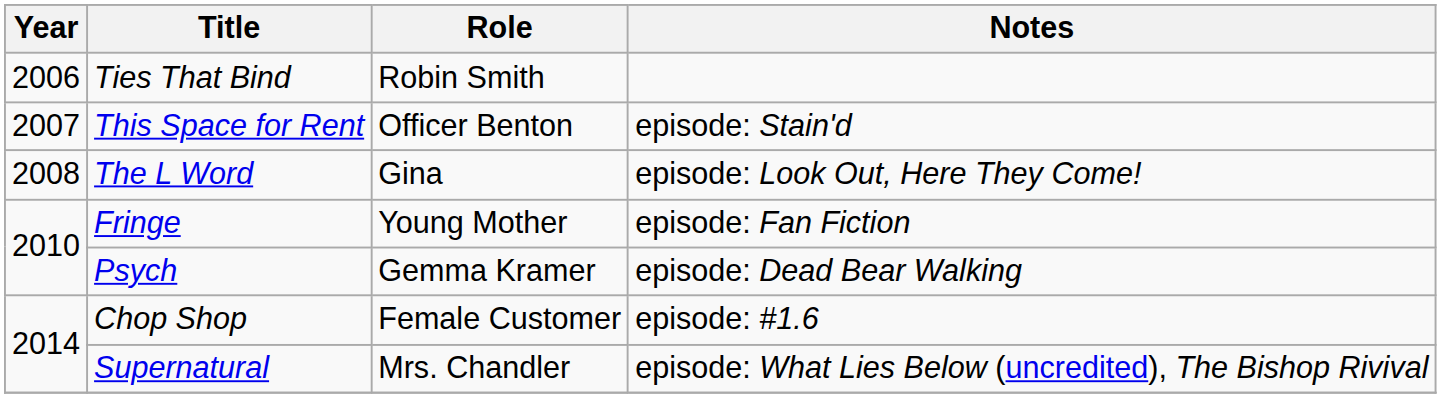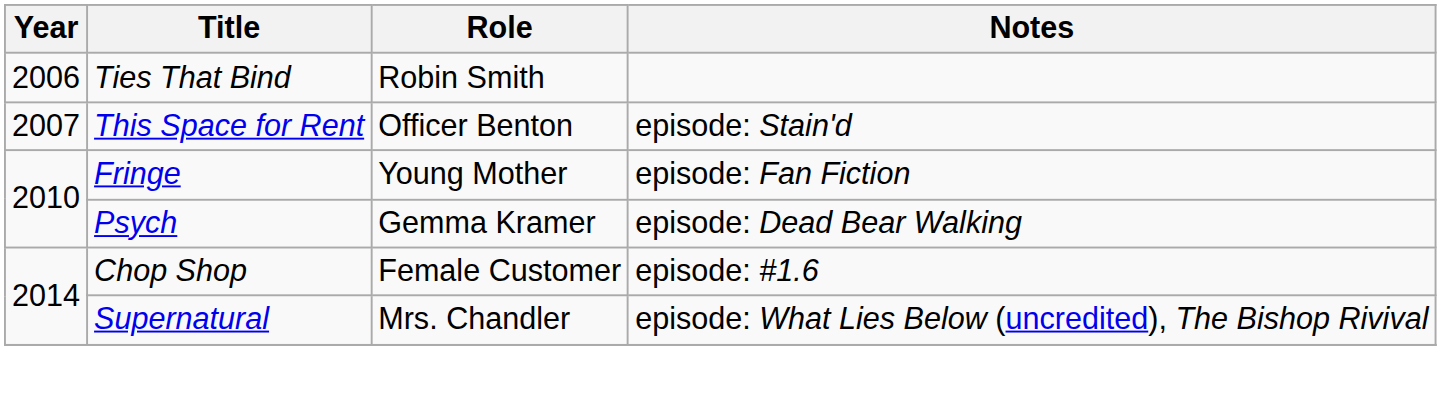- row: (174, 174)
